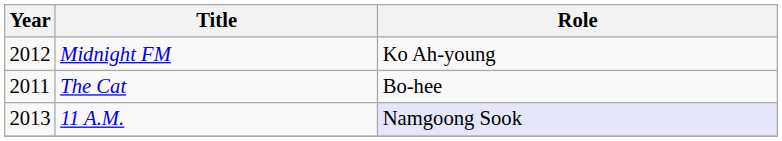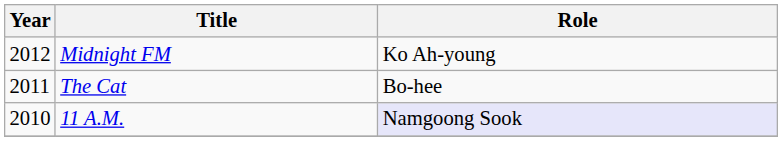(30, 119) 2013 -> (30, 119) 2010
